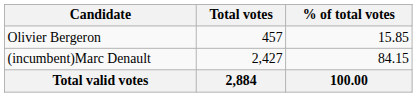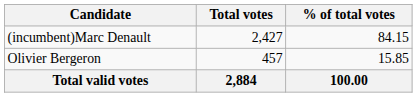rows swapped: (79, 59) <-> (54, 37)
